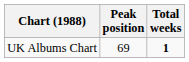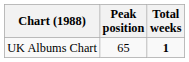(123, 47) 69 -> (123, 47) 65
